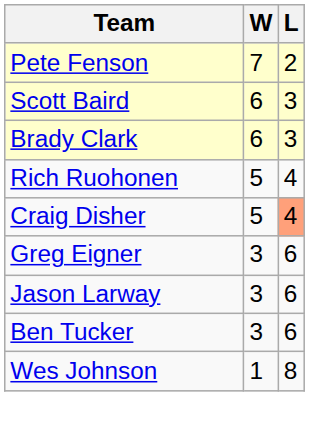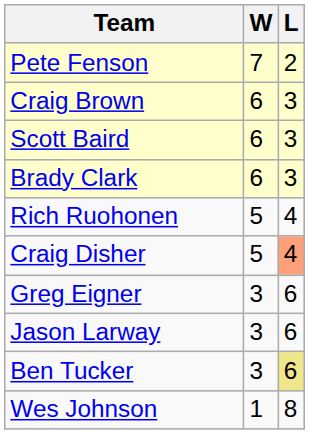+ row: (77, 100)
(291, 332) no background -> (291, 370) khaki background
